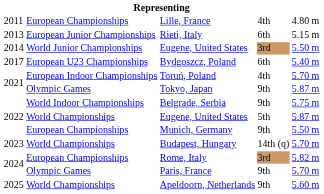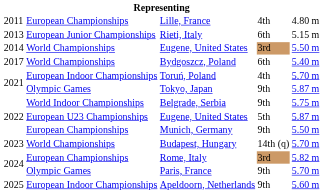(84, 48) World Junior Championships -> (71, 48) World Championships
(87, 62) European U23 Championships -> (71, 62) World Championships
(71, 116) World Championships -> (87, 116) European U23 Championships
(71, 184) World Championships -> (92, 184) European Indoor Championships
